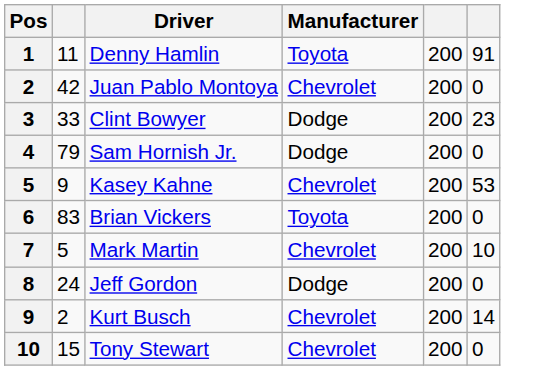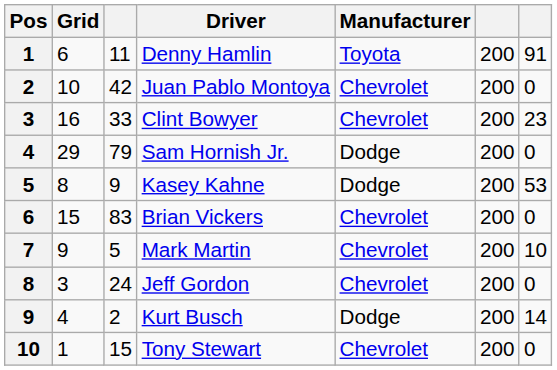+ column: (78, 21)
(318, 119) Dodge -> (384, 119) Chevrolet
(332, 185) Chevrolet -> (370, 185) Dodge
(318, 218) Toyota -> (384, 218) Chevrolet
(318, 283) Dodge -> (384, 283) Chevrolet
(332, 316) Chevrolet -> (370, 316) Dodge
